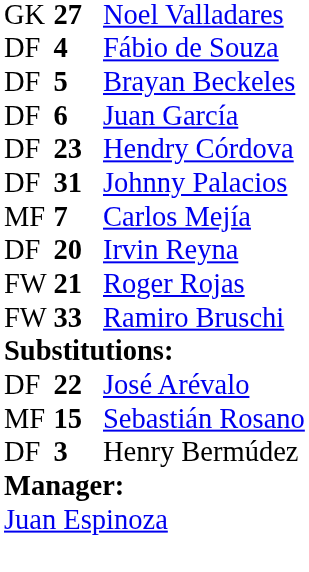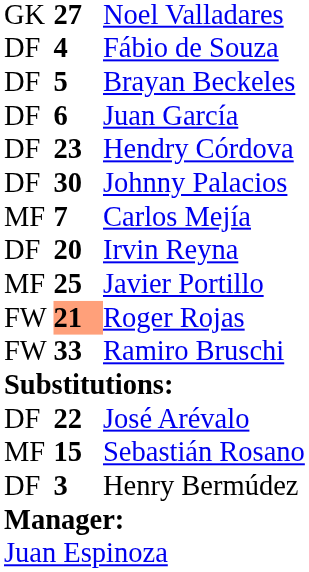(68, 182) 31 -> (68, 182) 30
+ row: (183, 283)
(68, 283) no background -> (68, 317) lightsalmon background
